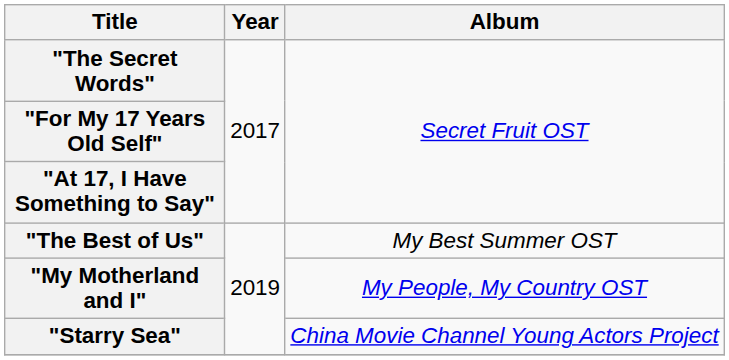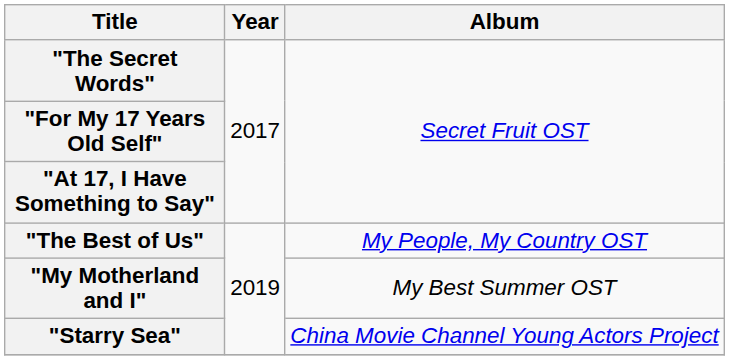(504, 239) My Best Summer OST -> (504, 239) My People, My Country OST
(504, 288) My People, My Country OST -> (504, 288) My Best Summer OST
